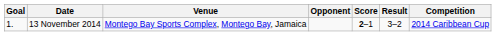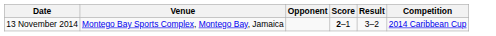- column: (16, 11)
